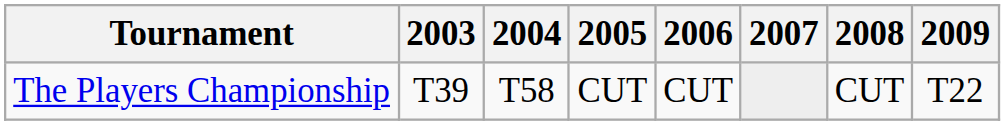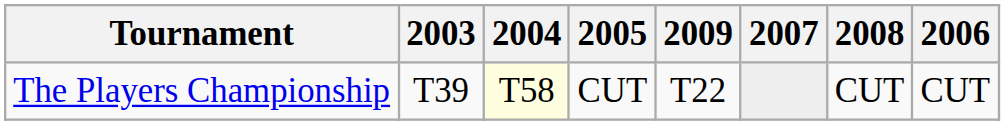columns swapped: (698, 33) <-> (955, 33)
(527, 90) no background -> (527, 90) lightyellow background
